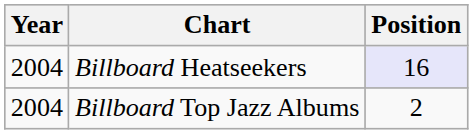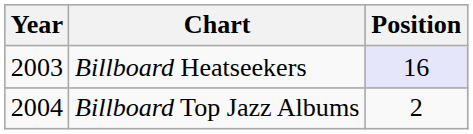(37, 66) 2004 -> (37, 66) 2003
